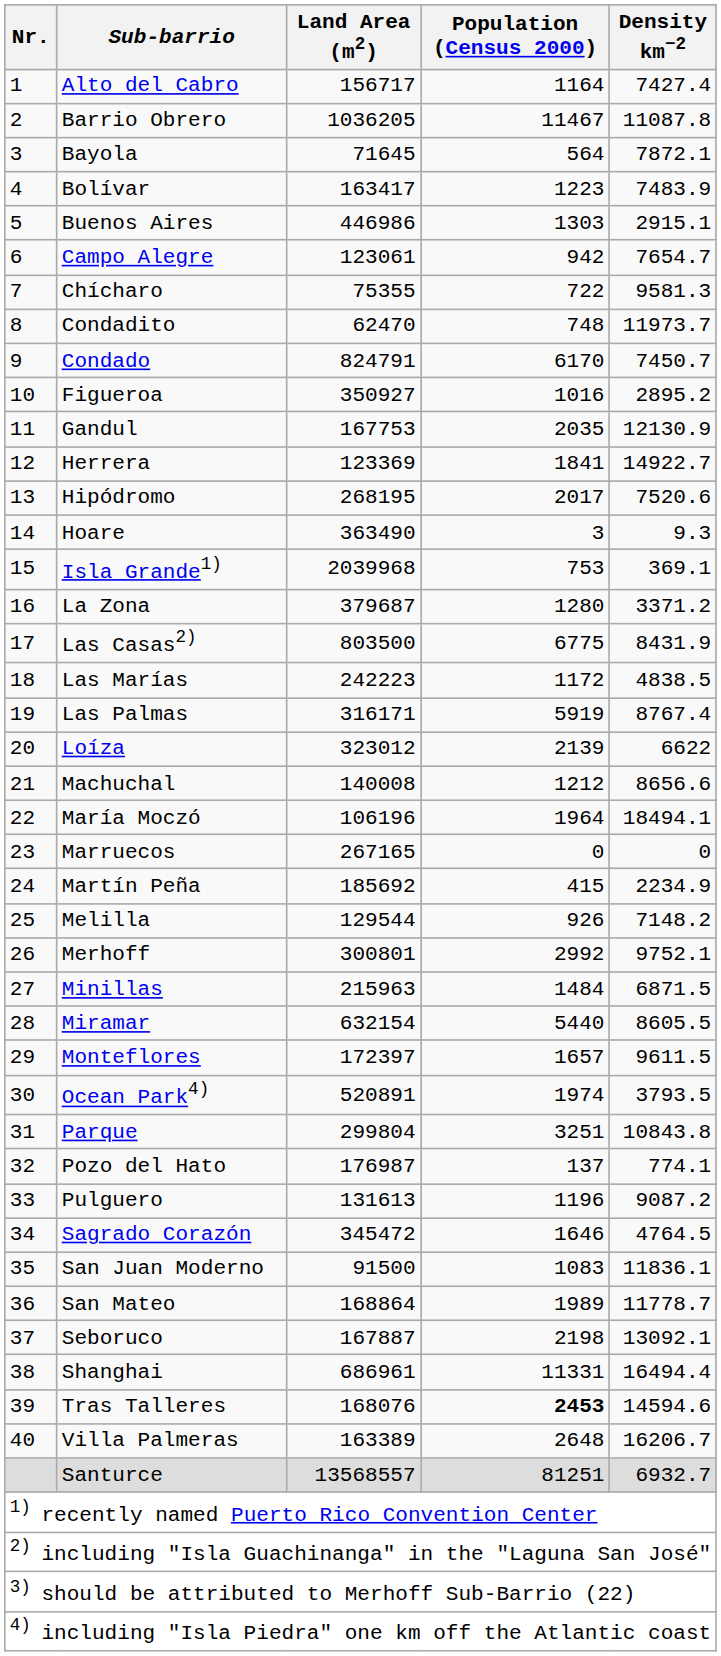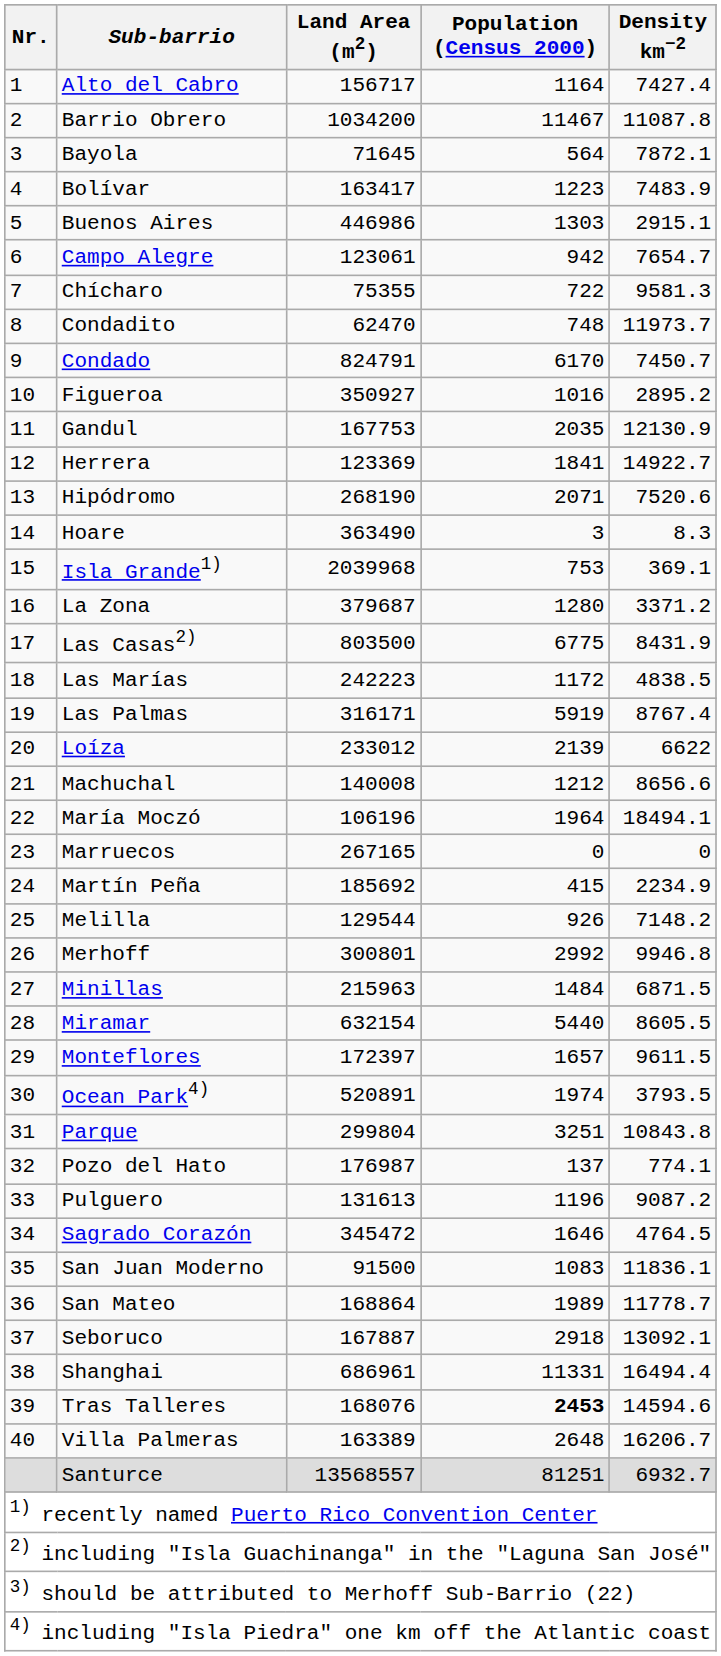(371, 120) 1036205 -> (371, 120) 1034200
(378, 498) 268195 -> (378, 498) 268190
(579, 498) 2017 -> (579, 498) 2071
(692, 532) 9.3 -> (692, 532) 8.3
(378, 749) 323012 -> (378, 749) 233012
(673, 955) 9752.1 -> (673, 955) 9946.8
(579, 1338) 2198 -> (579, 1338) 2918
